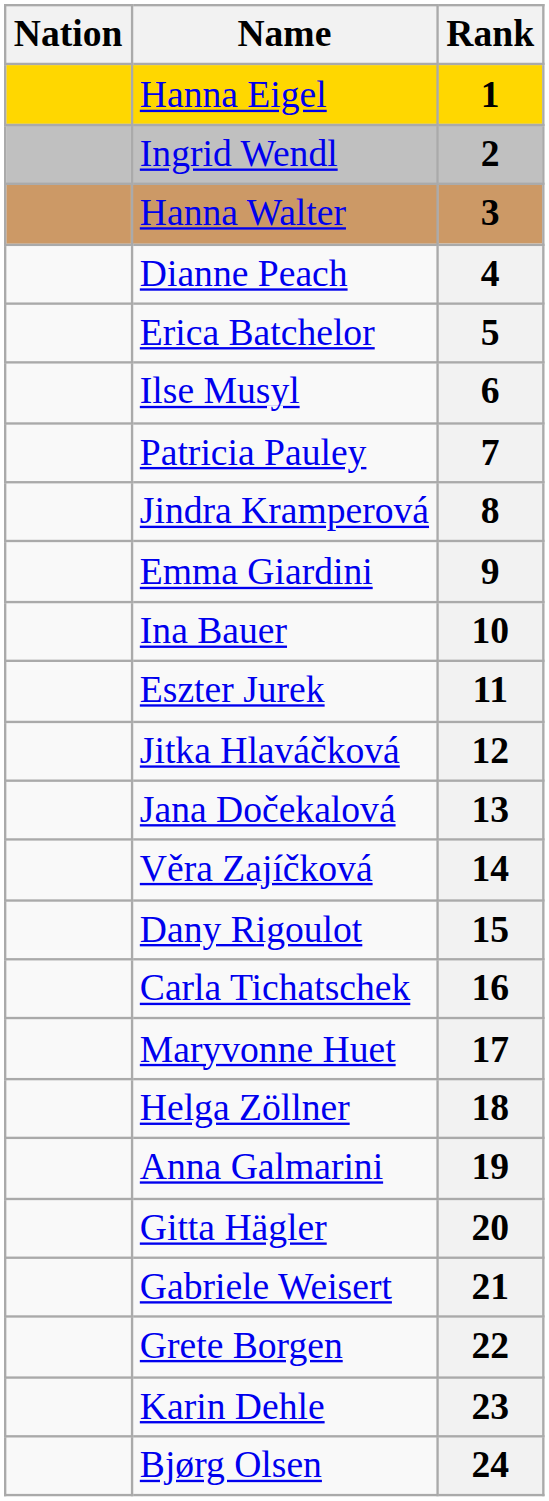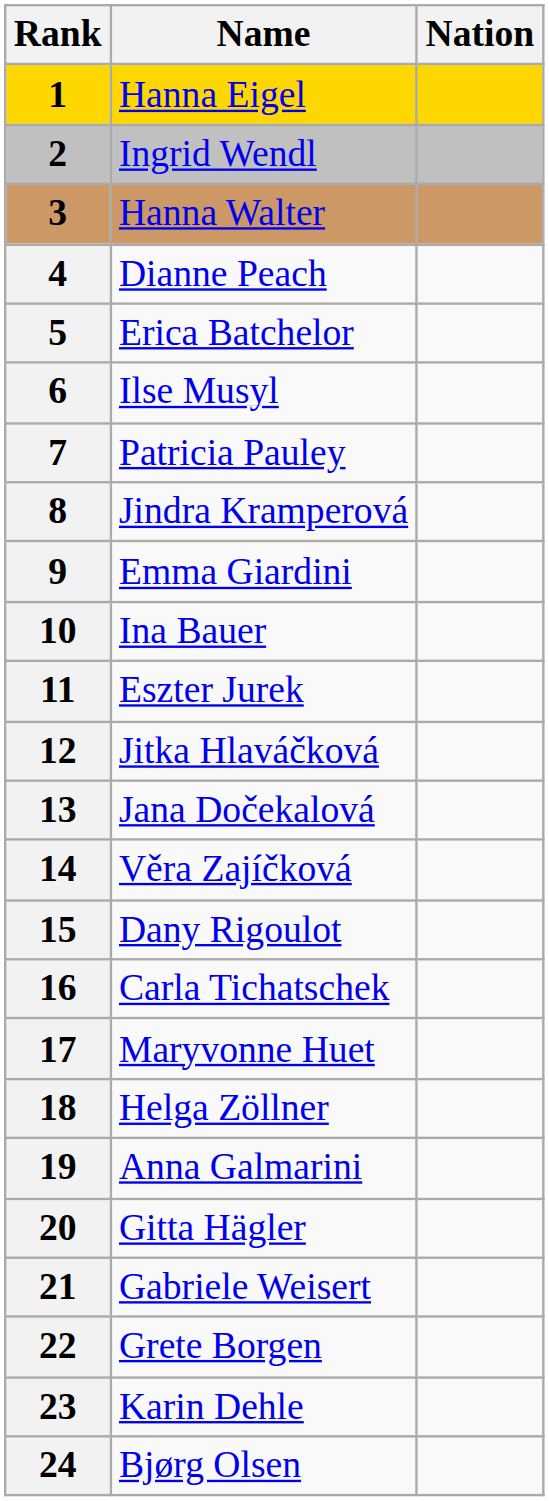columns swapped: (490, 34) <-> (68, 34)
